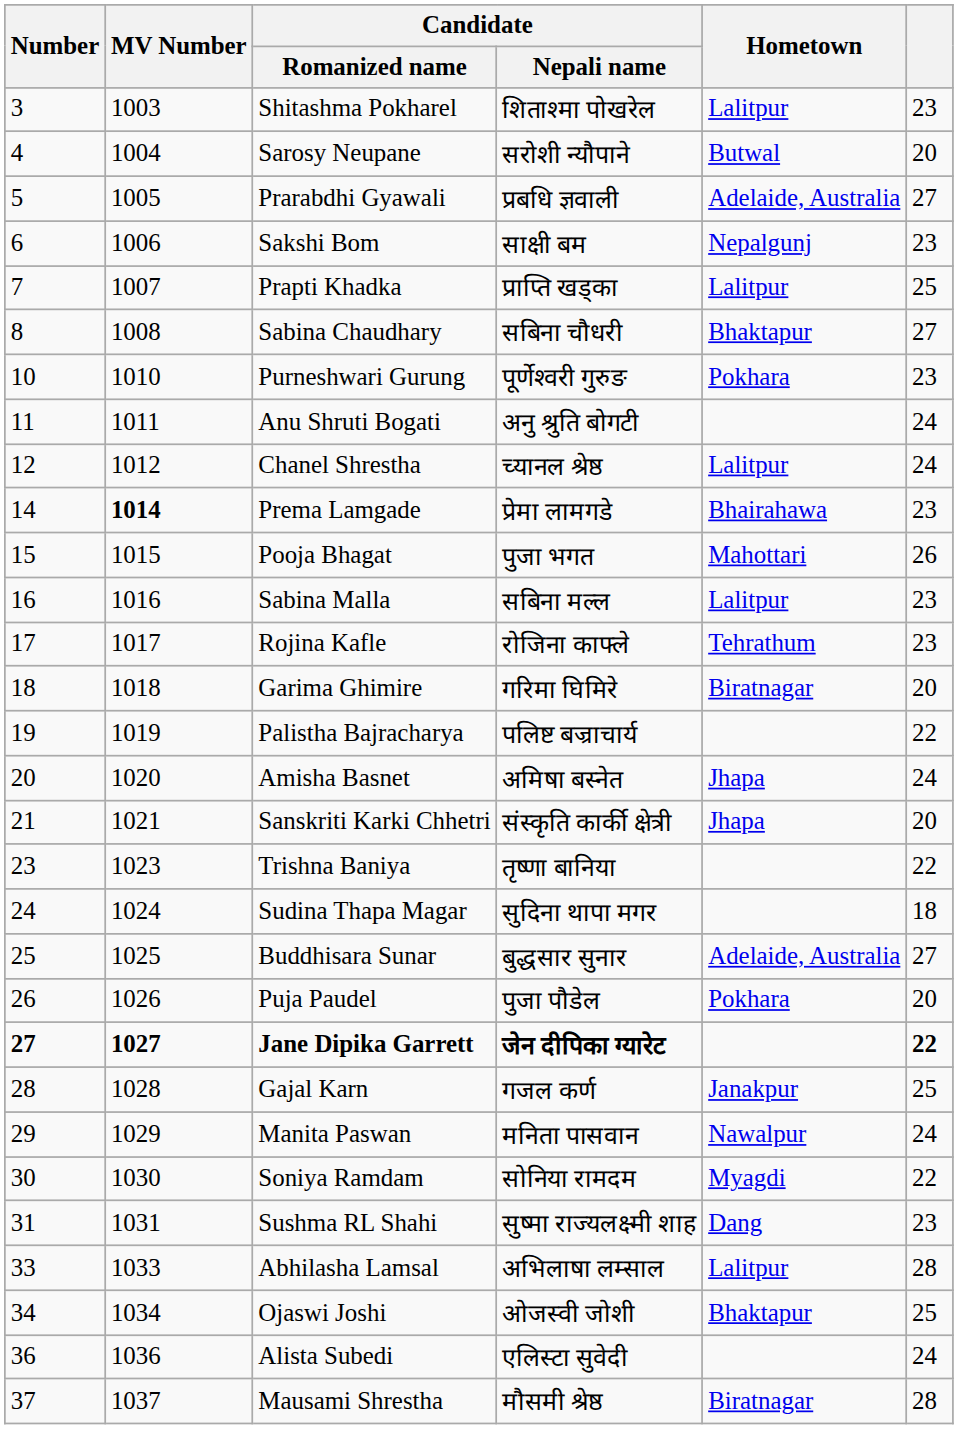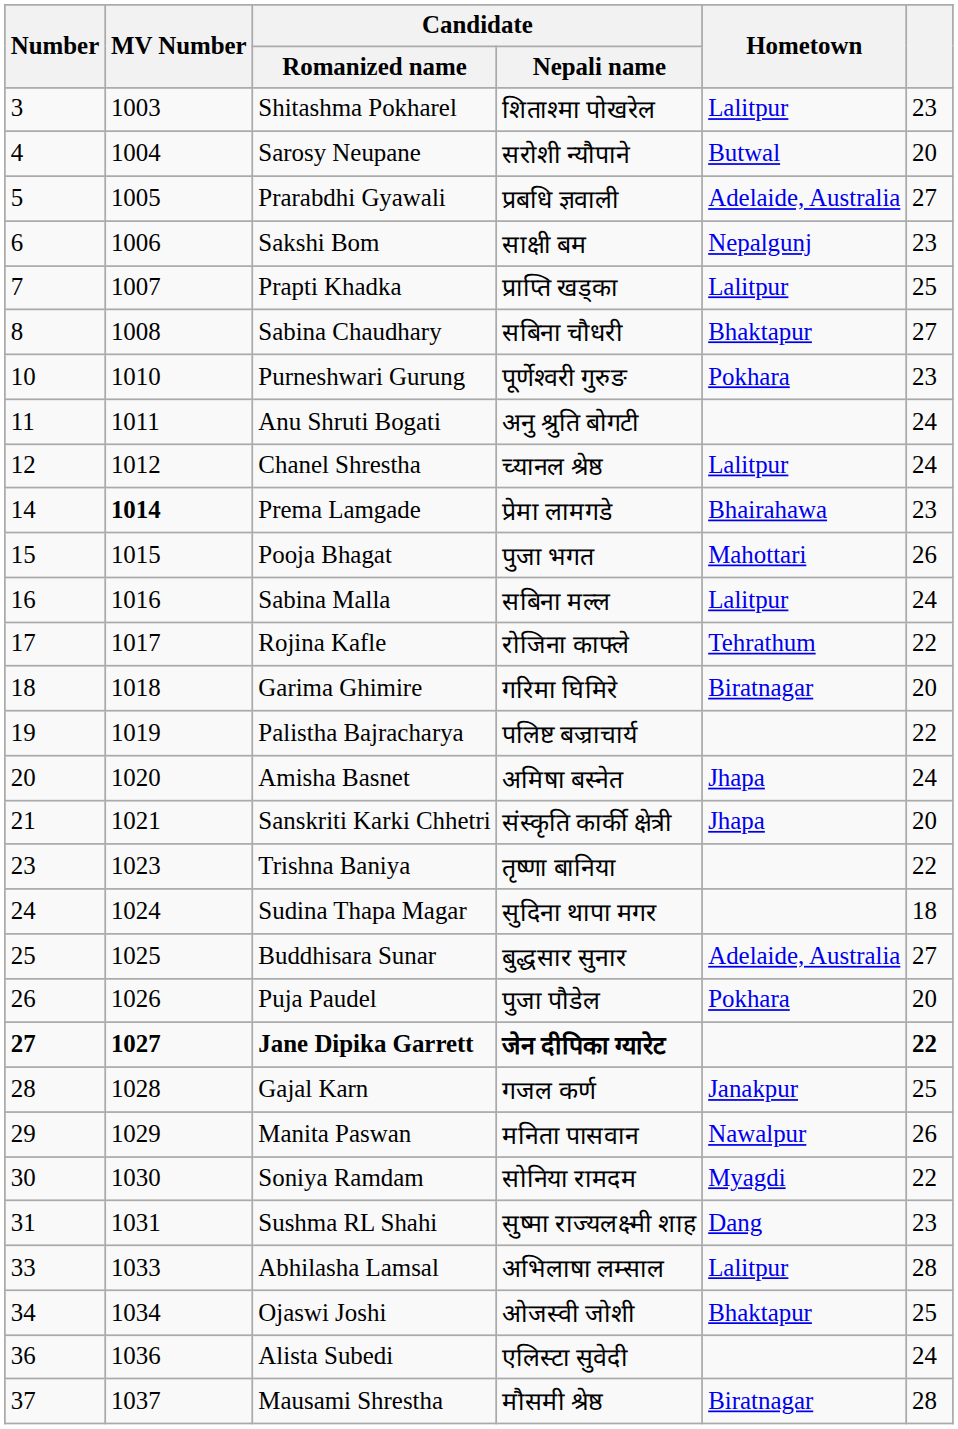(924, 599) 23 -> (924, 599) 24
(924, 643) 23 -> (924, 643) 22
(924, 1133) 24 -> (924, 1133) 26
